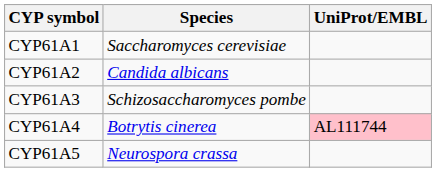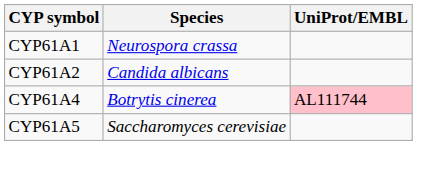(197, 45) Saccharomyces cerevisiae -> (172, 45) Neurospora crassa
- row: (44, 99)
(172, 153) Neurospora crassa -> (197, 126) Saccharomyces cerevisiae
